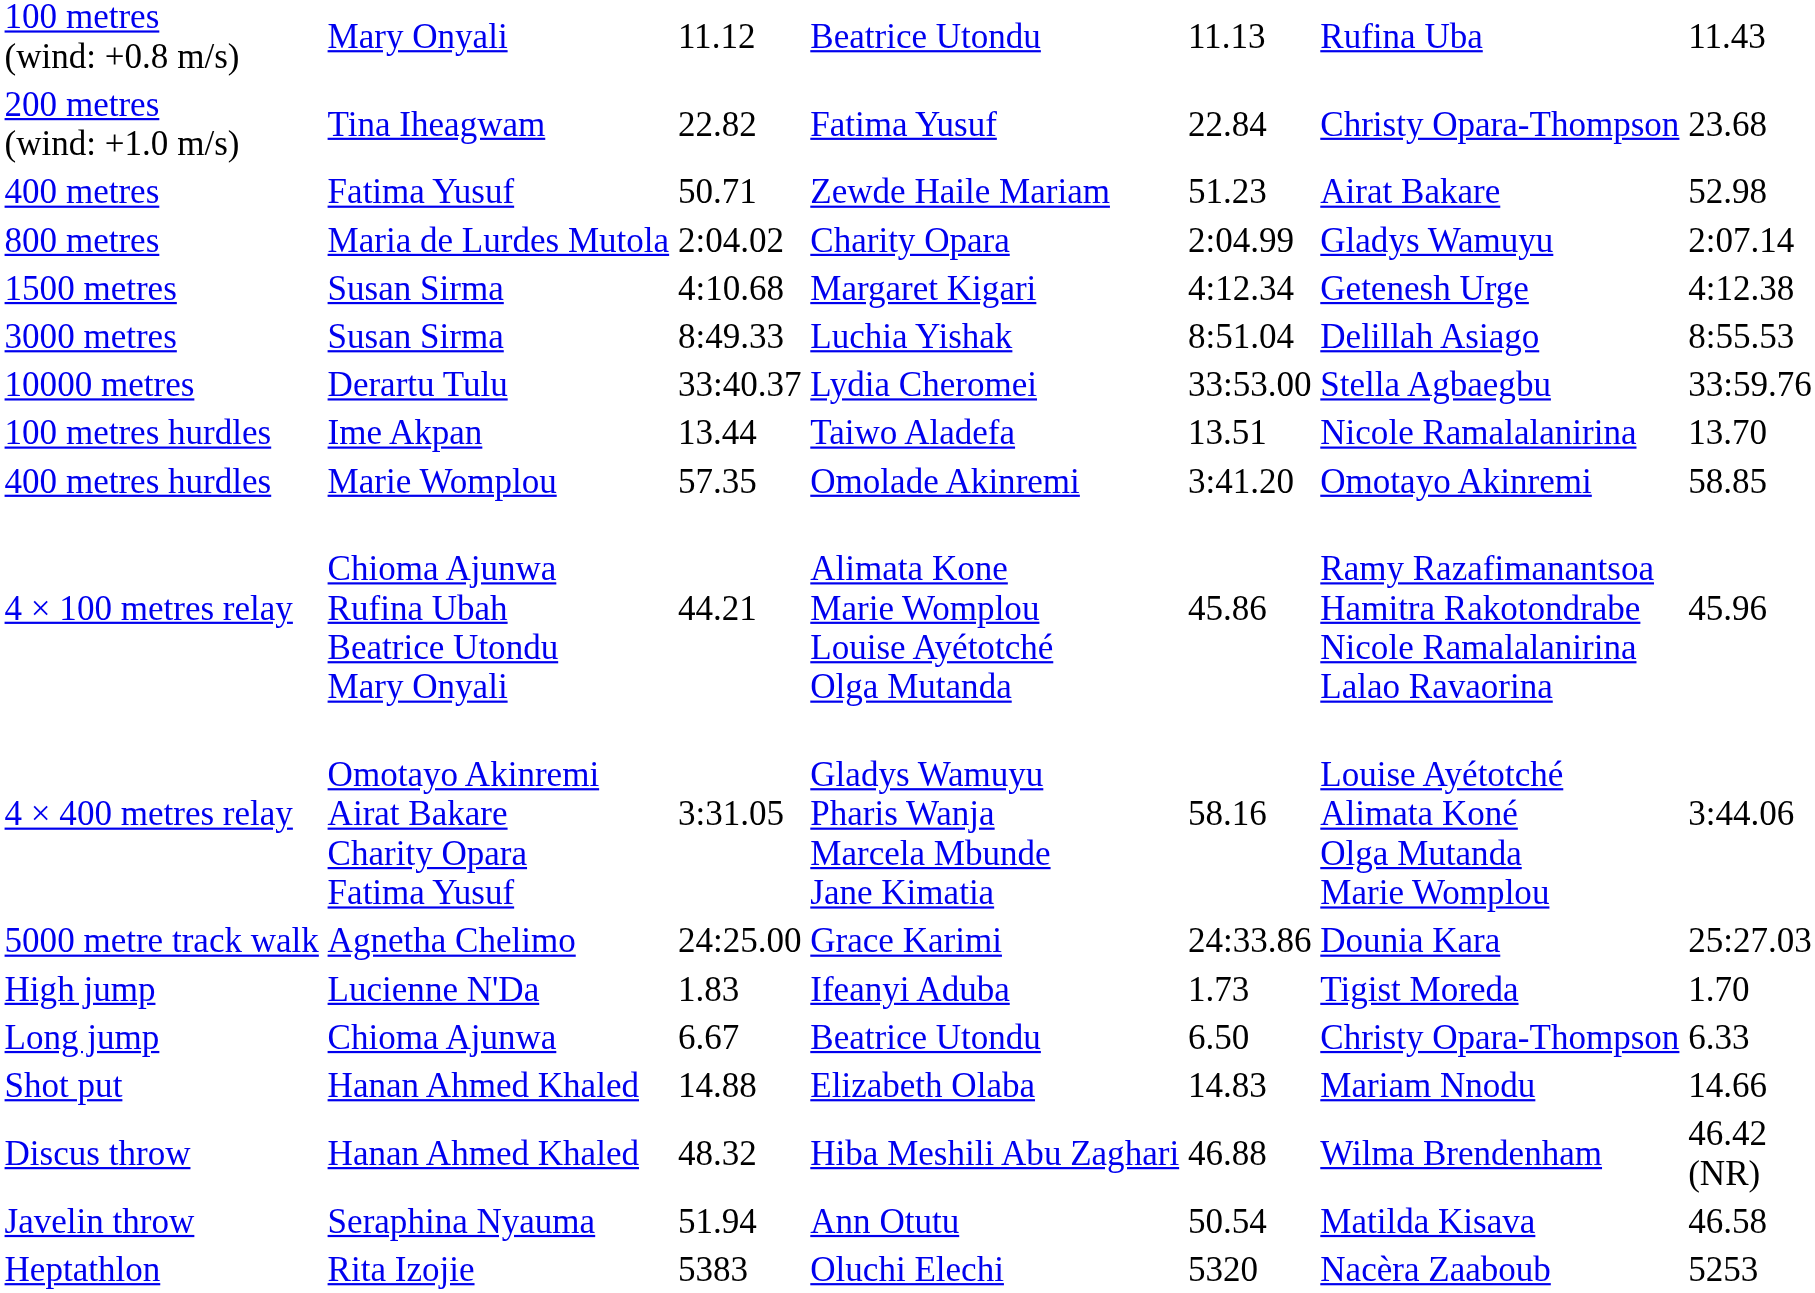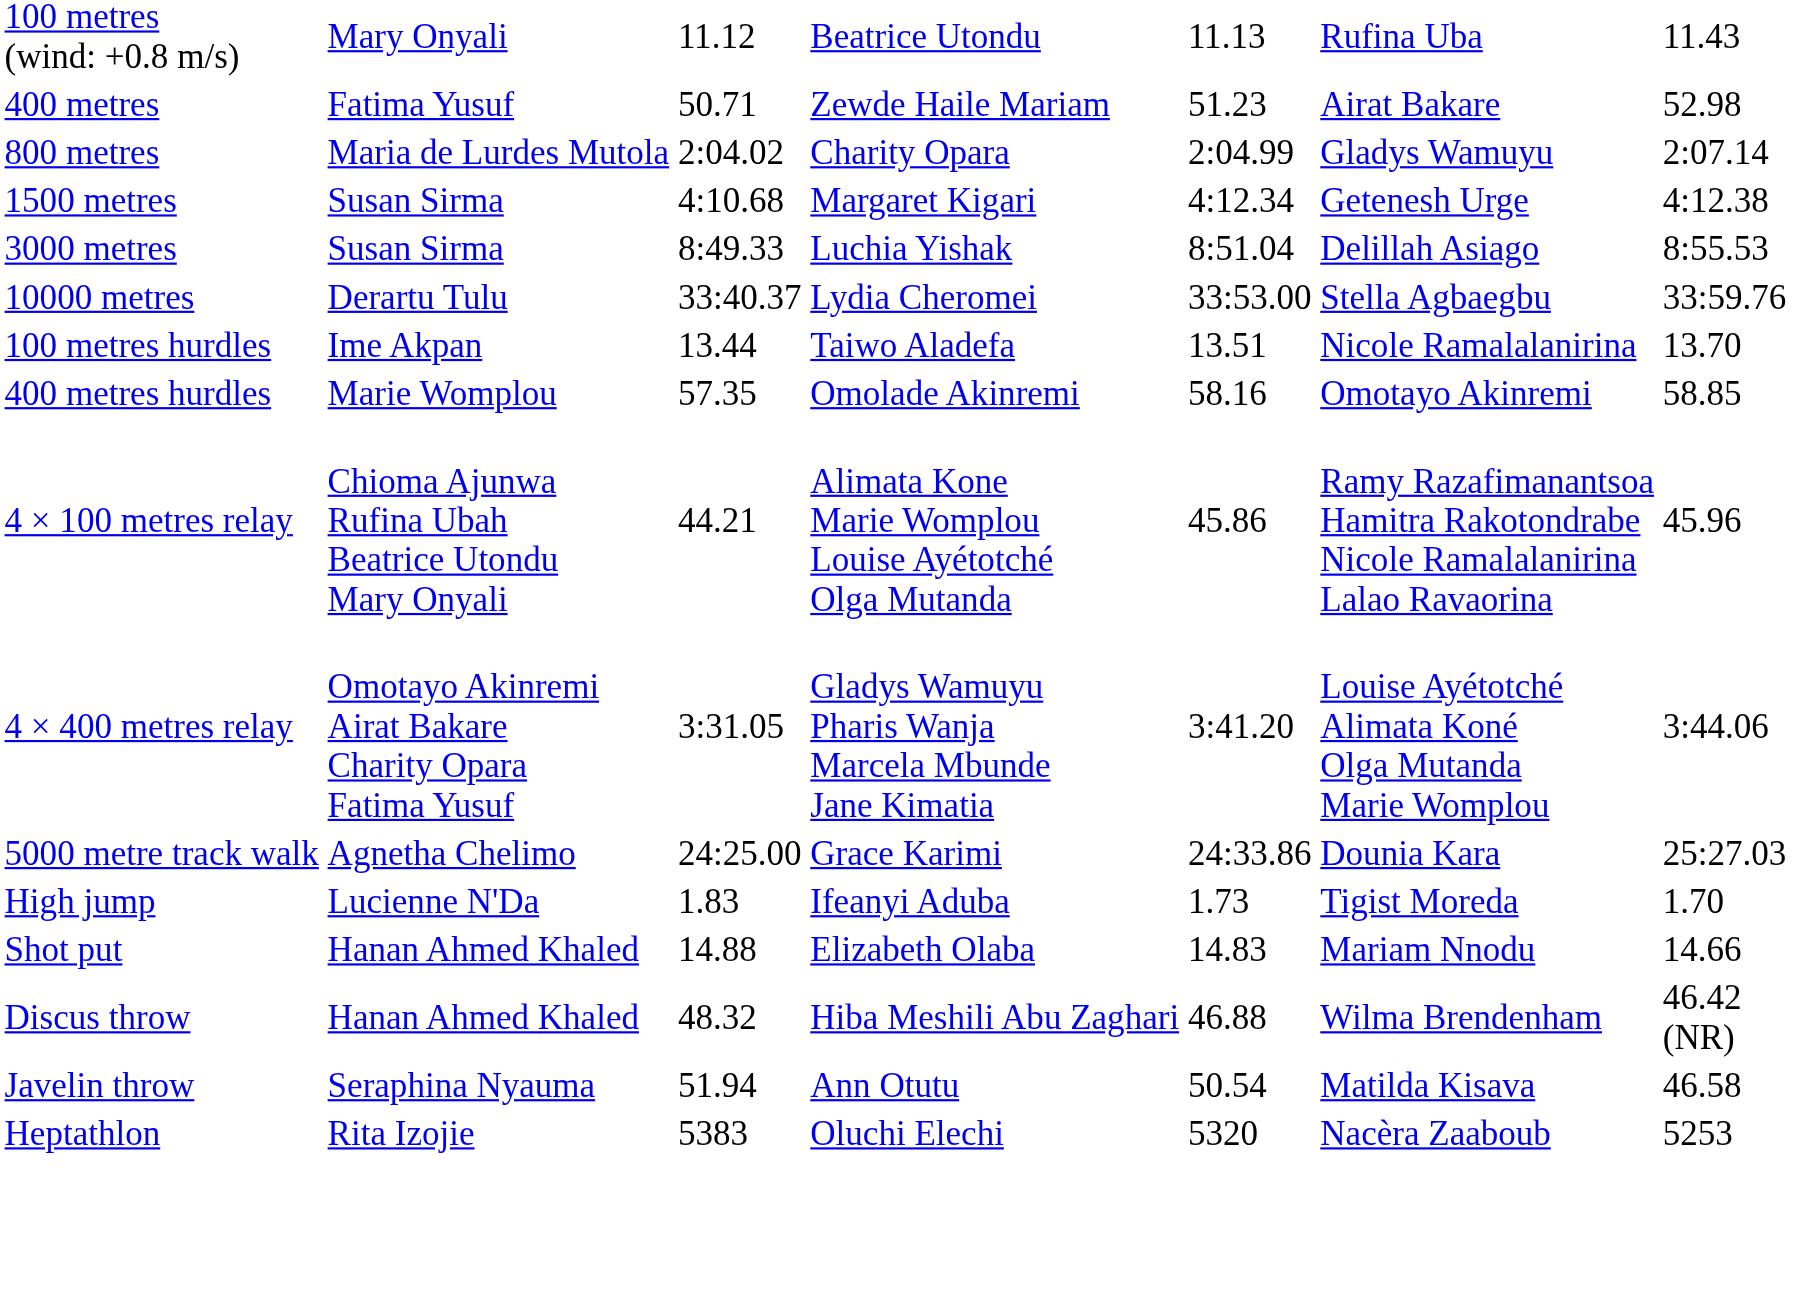- row: (122, 123)
(1241, 480) 3:41.20 -> (1227, 393) 58.16
(1227, 813) 58.16 -> (1241, 726) 3:41.20
- row: (82, 1037)
